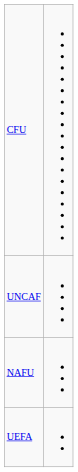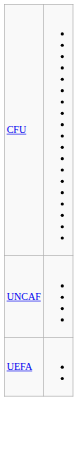- row: (20, 372)
